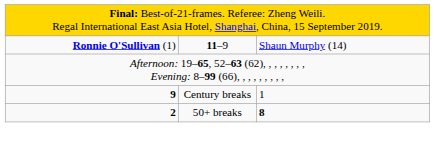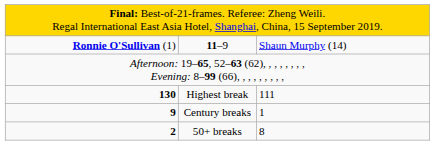+ row: (217, 95)
(262, 113) bold -> (262, 131) normal
